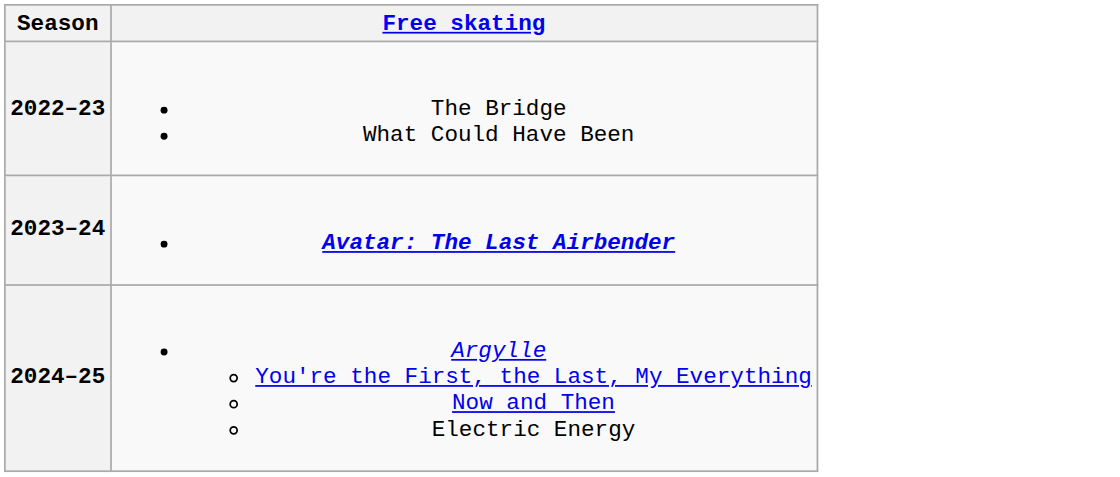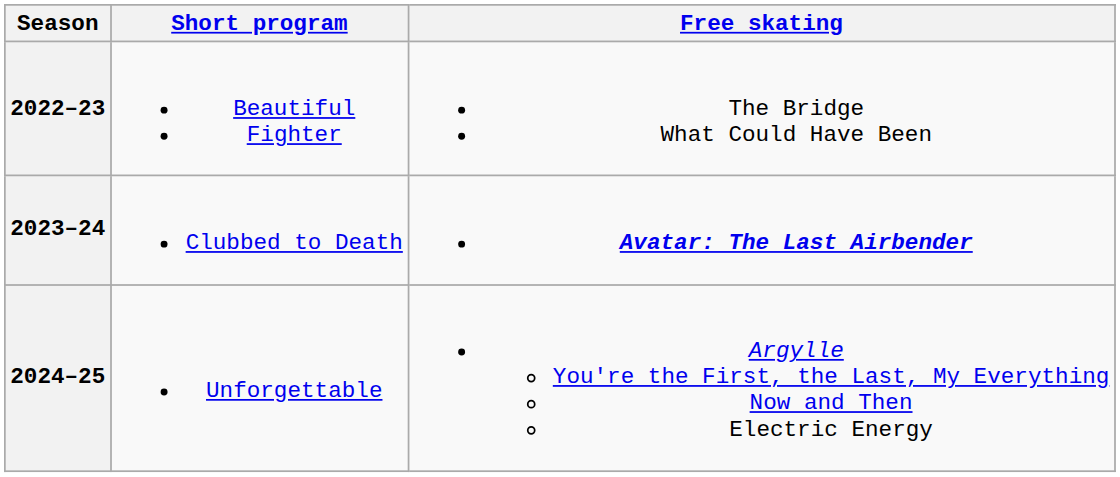+ column: (259, 23)
